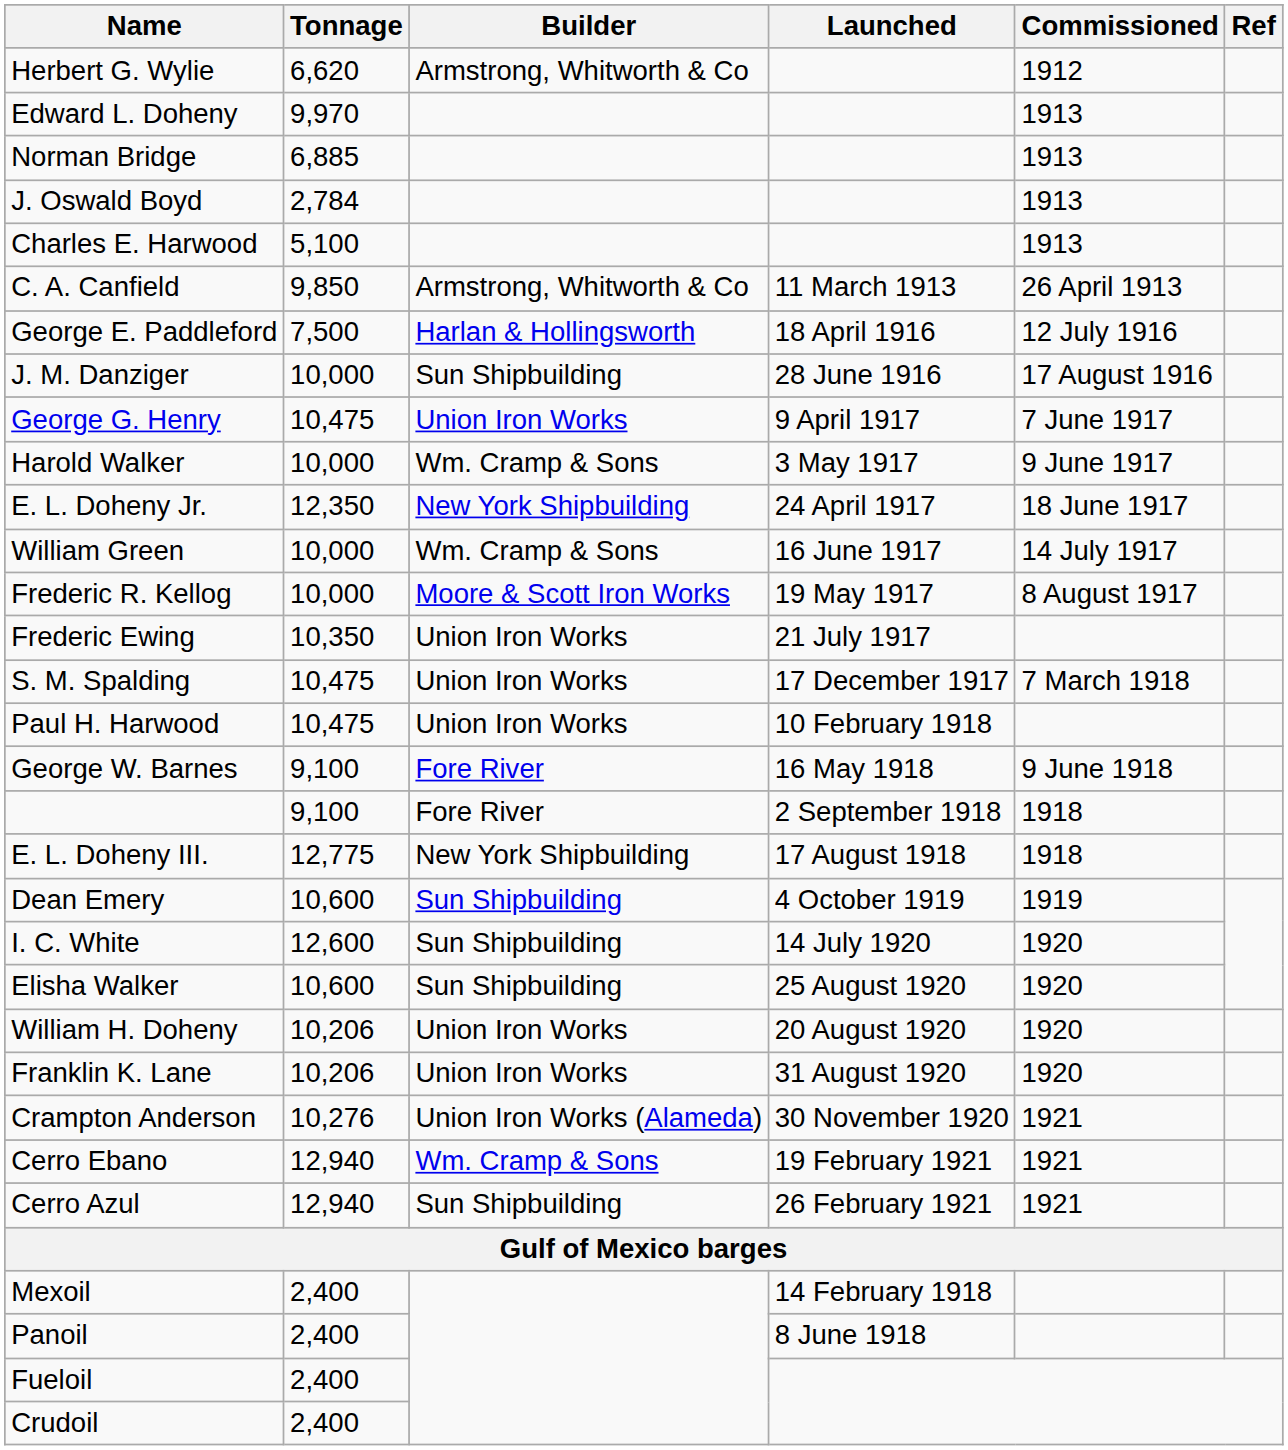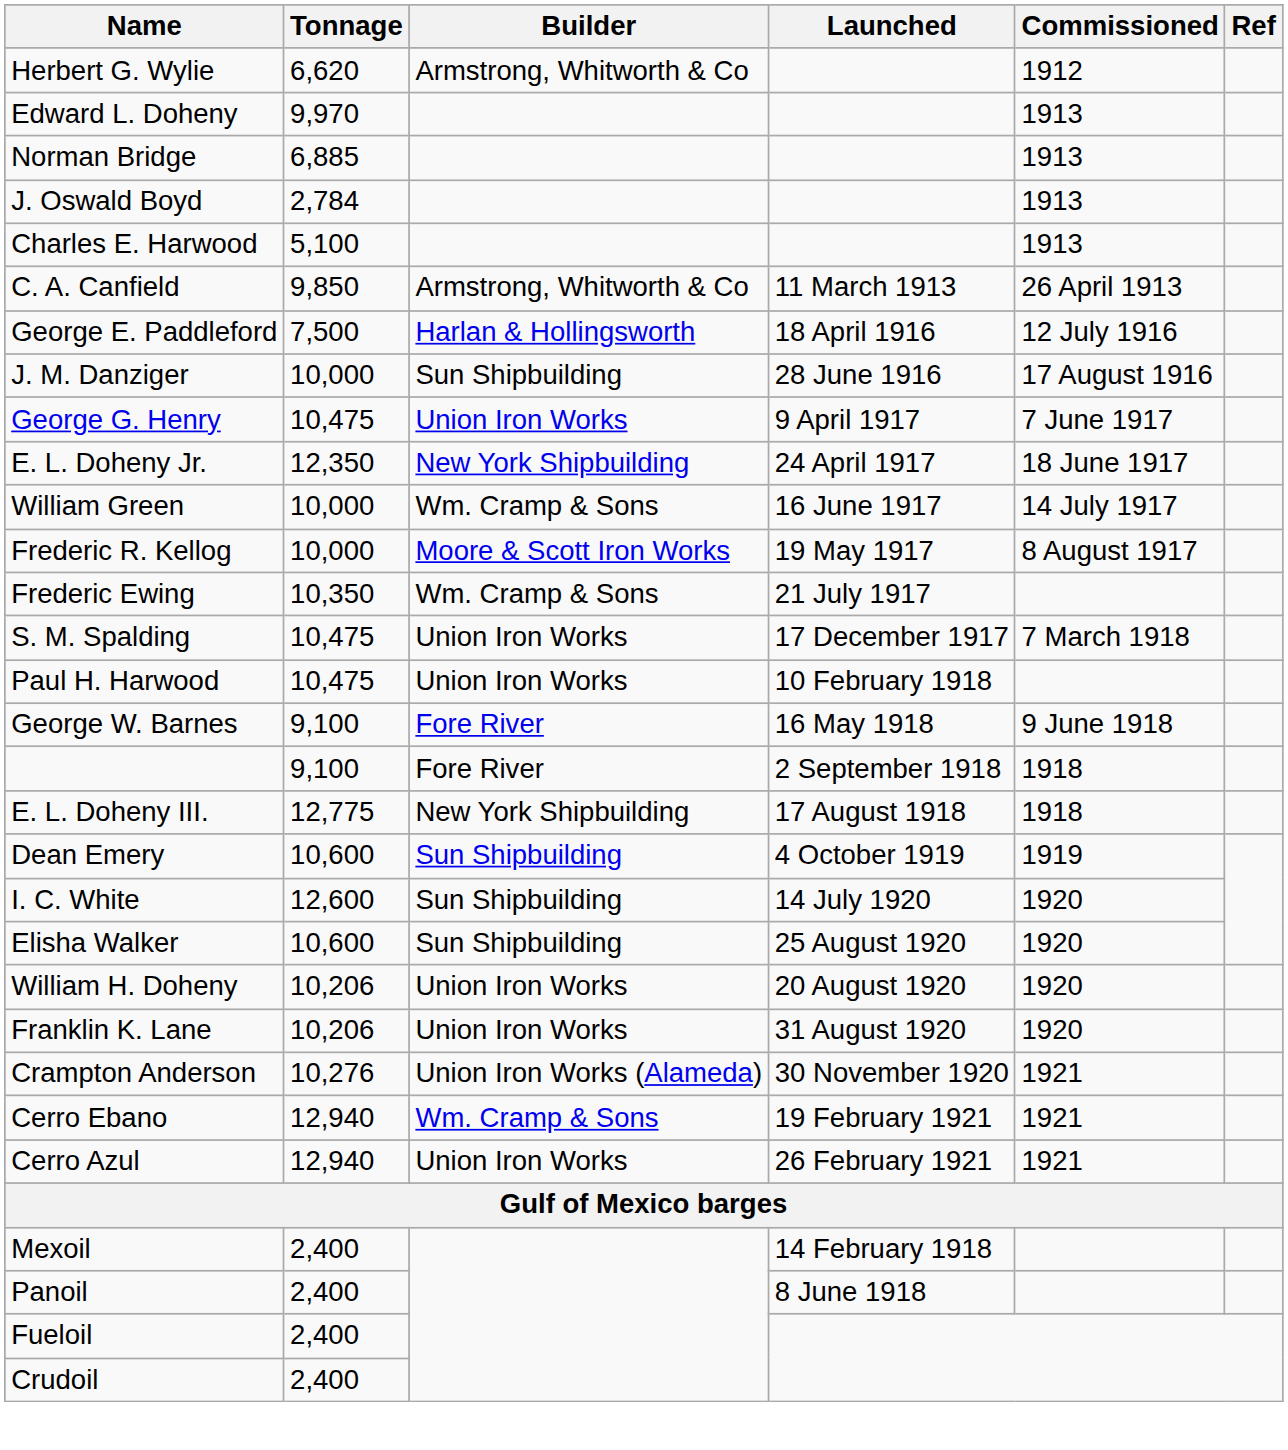- row: (98, 462)
(521, 637) Union Iron Works -> (537, 593) Wm. Cramp & Sons
(519, 1204) Sun Shipbuilding -> (521, 1161) Union Iron Works
